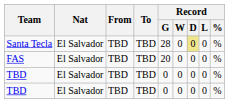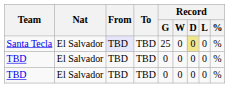(118, 43) no background -> (118, 43) lavender background
(165, 43) 28 -> (165, 43) 25
- row: (15, 59)
